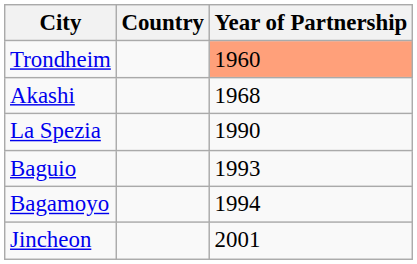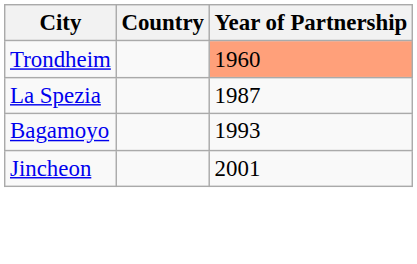- row: (42, 95)
(237, 131) 1990 -> (237, 95) 1987
- row: (43, 167)
(237, 204) 1994 -> (237, 131) 1993
